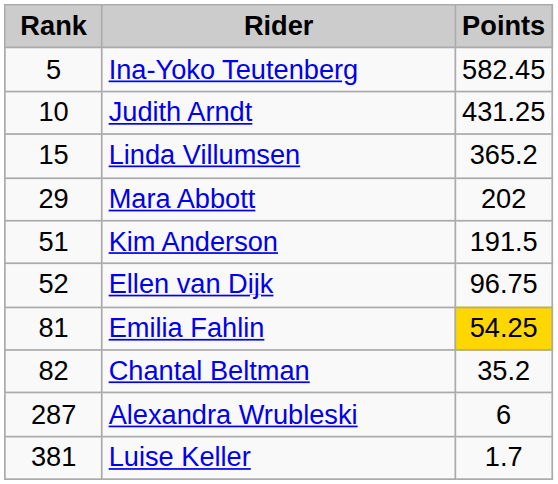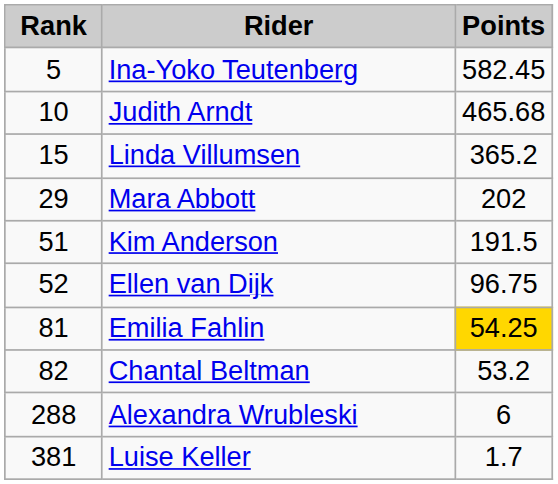(504, 112) 431.25 -> (504, 112) 465.68
(504, 371) 35.2 -> (504, 371) 53.2
(54, 414) 287 -> (54, 414) 288
